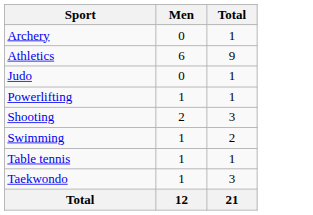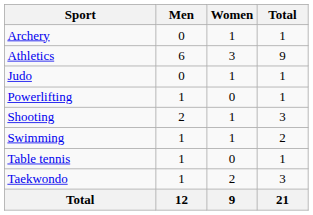+ column: (232, 14)
